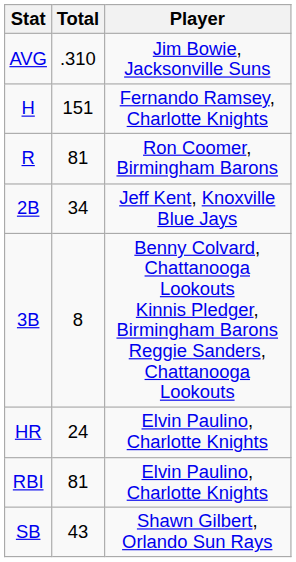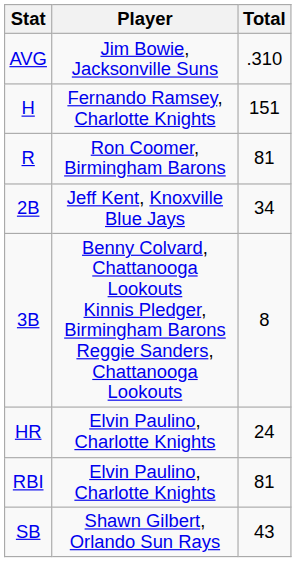columns swapped: (197, 19) <-> (78, 19)
